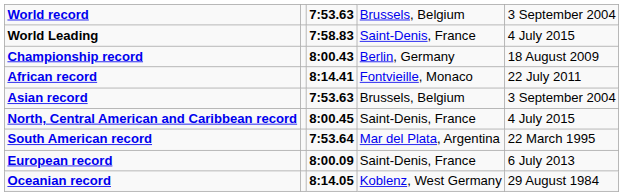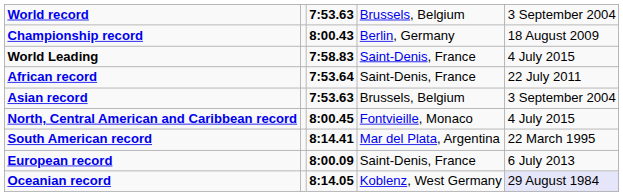rows swapped: (75, 56) <-> (53, 35)
(331, 77) 8:14.41 -> (331, 77) 7:53.64
(416, 77) Fontvieille, Monaco -> (418, 77) Saint-Denis, France
(418, 118) Saint-Denis, France -> (416, 118) Fontvieille, Monaco
(331, 139) 7:53.64 -> (331, 139) 8:14.41
(553, 181) no background -> (553, 181) lavender background
